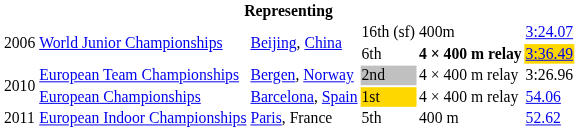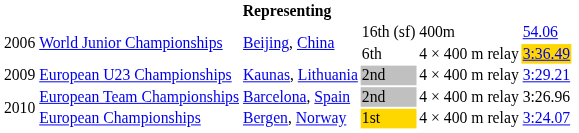(549, 32) 3:24.07 -> (540, 32) 54.06
(470, 53) bold -> (469, 53) normal
+ row: (135, 75)
(302, 75) Bergen, Norway -> (297, 97) Barcelona, Spain
(304, 97) Barcelona, Spain -> (295, 118) Bergen, Norway
(543, 97) 54.06 -> (546, 118) 3:24.07
- row: (143, 118)
